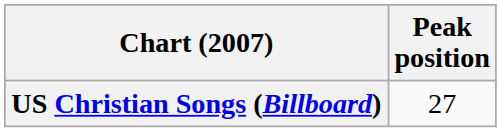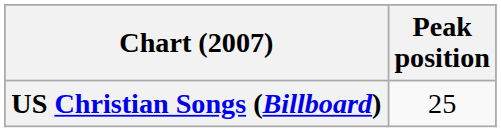(442, 103) 27 -> (442, 103) 25
